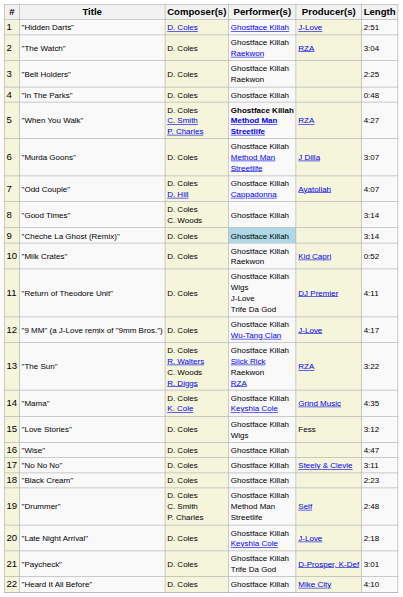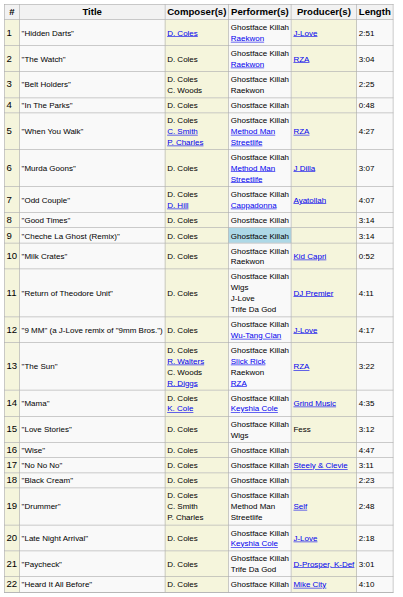(260, 27) Ghostface Killah -> (260, 33) Ghostface Killah Raekwon
(182, 74) D. Coles -> (185, 85) D. Coles C. Woods
(262, 120) bold -> (260, 132) normal
(185, 215) D. Coles C. Woods -> (182, 220) D. Coles
